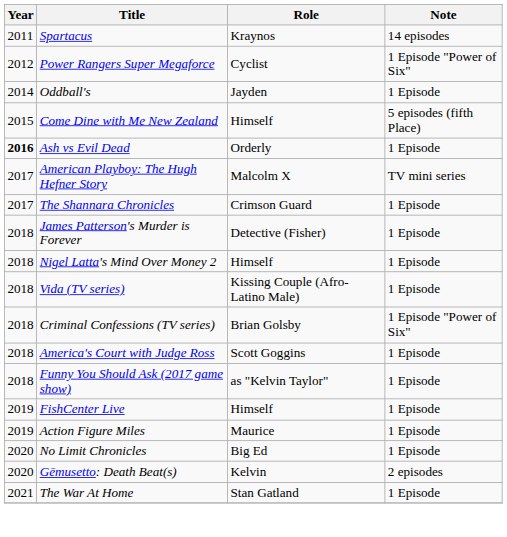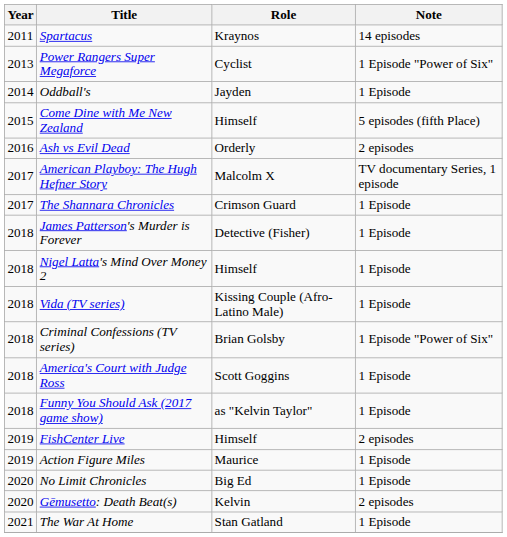(21, 63) 2012 -> (21, 63) 2013
(21, 148) bold -> (21, 148) normal
(414, 148) 1 Episode -> (386, 148) 2 episodes
(427, 176) TV mini series -> (427, 176) TV documentary Series, 1 episode
(414, 409) 1 Episode -> (386, 439) 2 episodes
